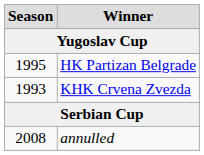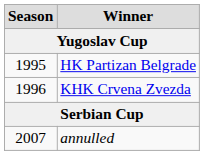(31, 89) 1993 -> (31, 89) 1996
(31, 138) 2008 -> (31, 138) 2007
